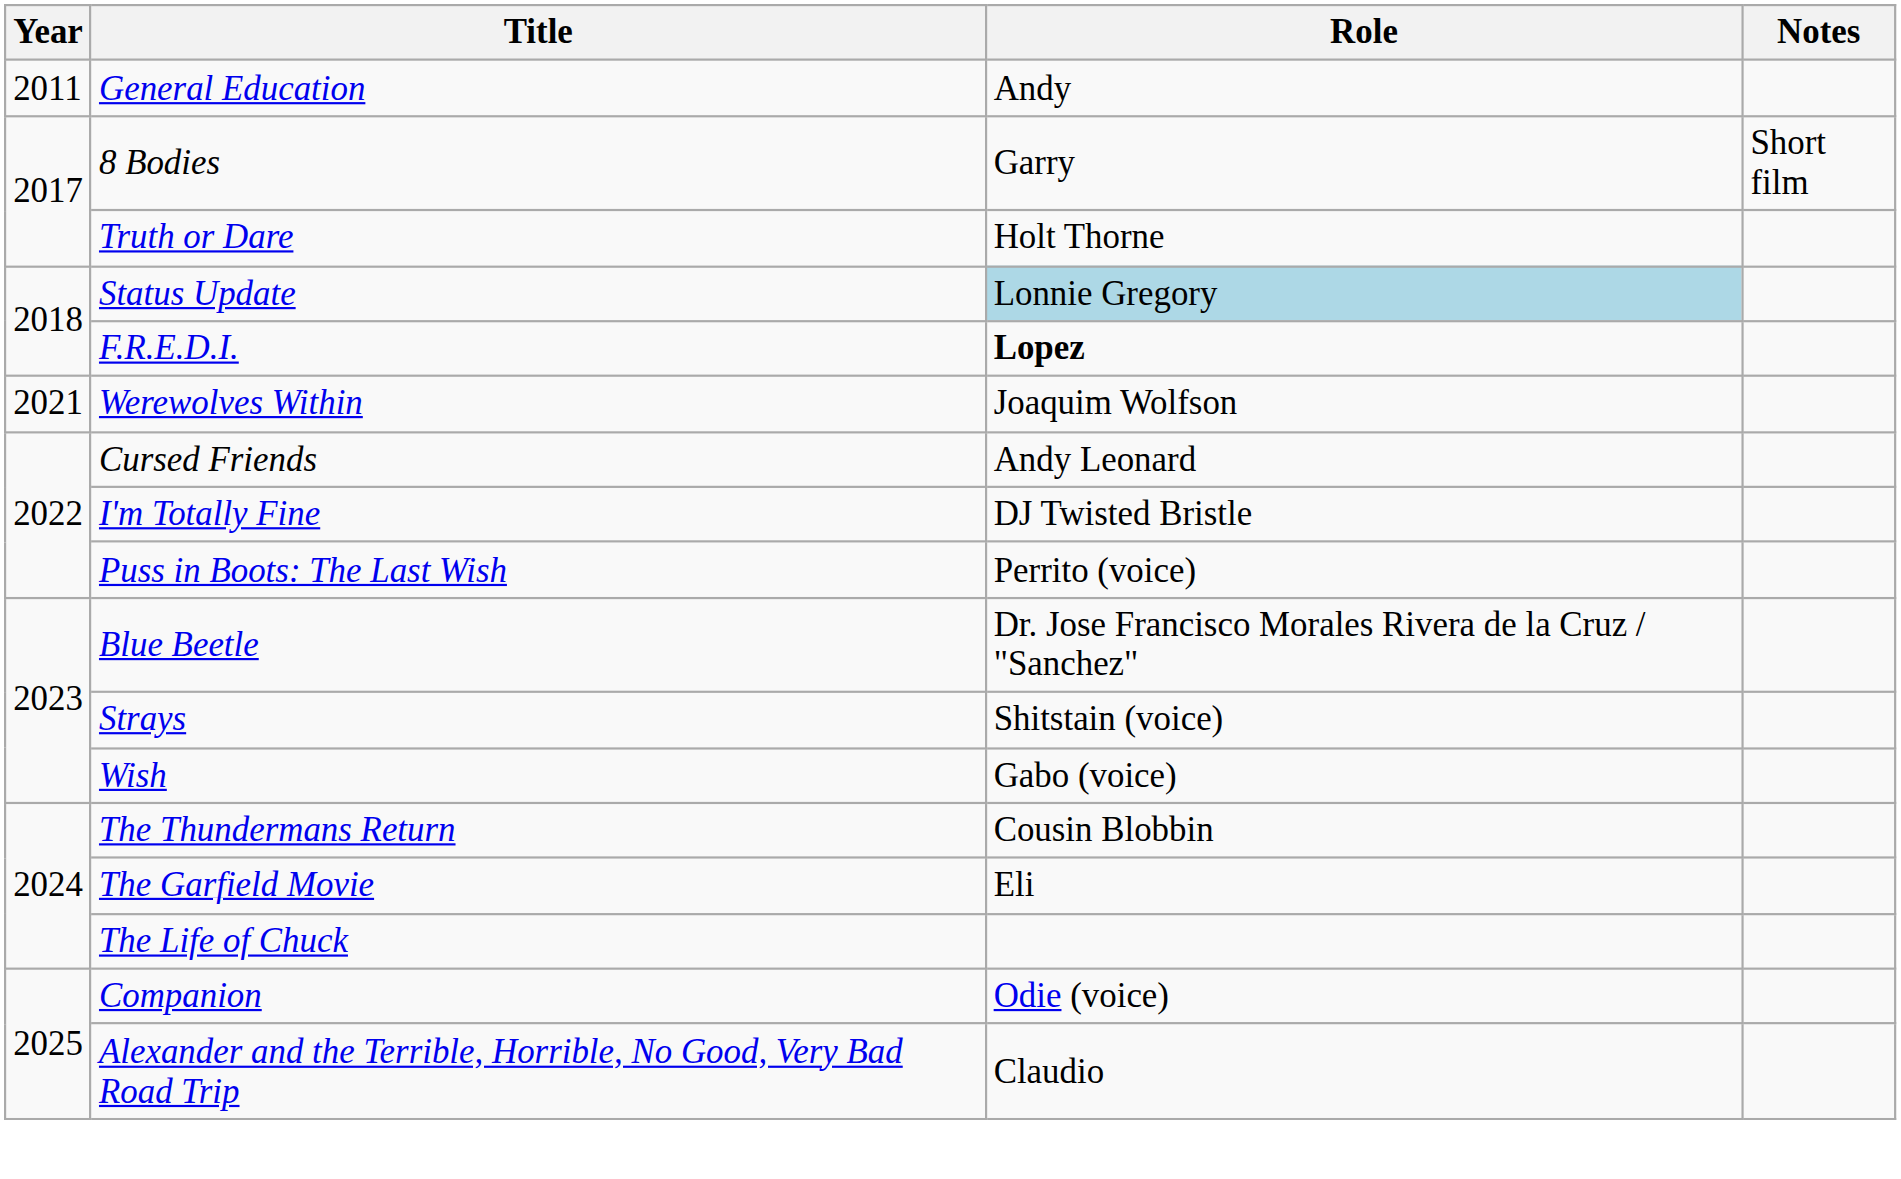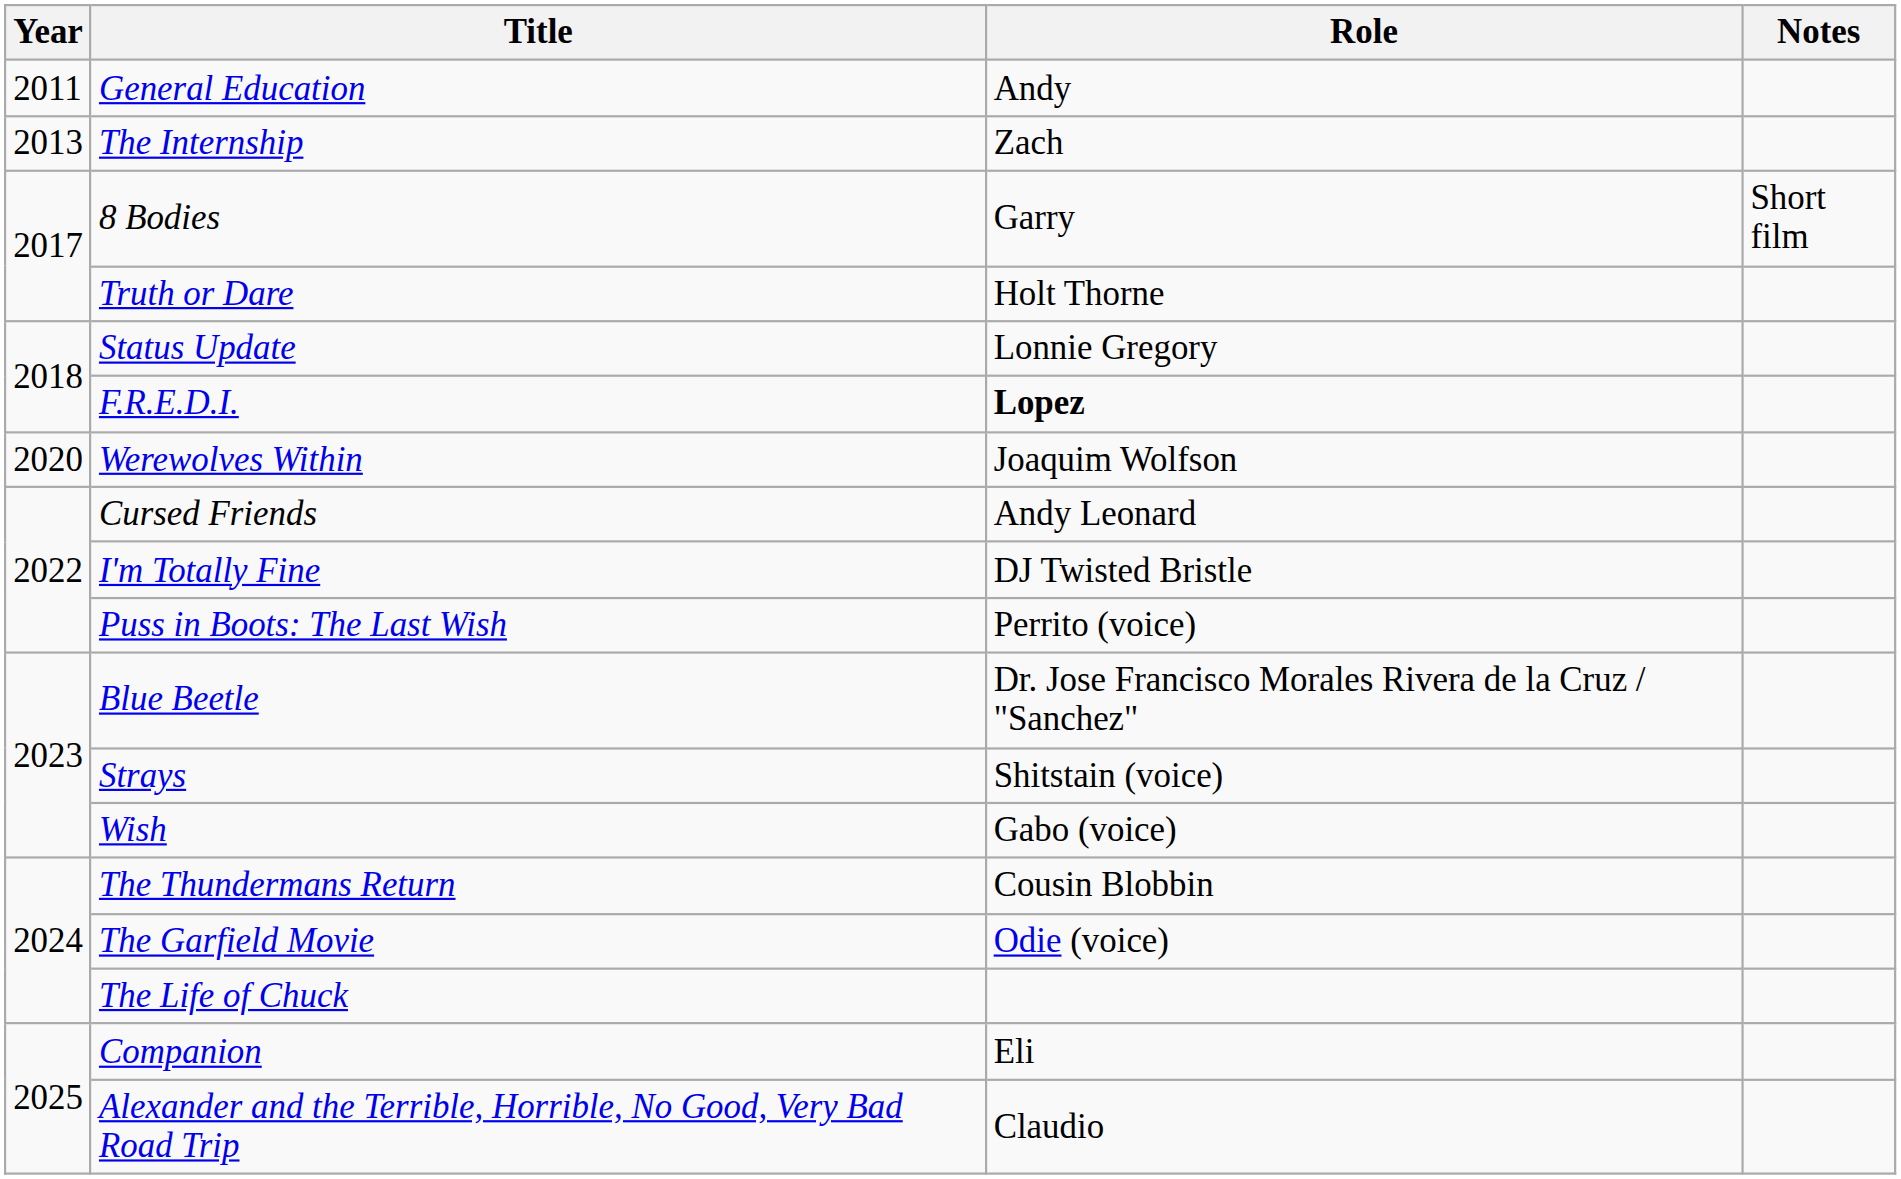+ row: (201, 142)
(1106, 292) lightblue background -> (1106, 347) no background
(48, 403) 2021 -> (48, 458) 2020
(1014, 885) Eli -> (1081, 940) Odie (voice)
(1081, 995) Odie (voice) -> (1014, 1051) Eli
